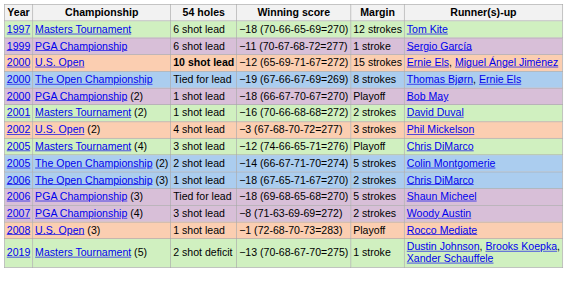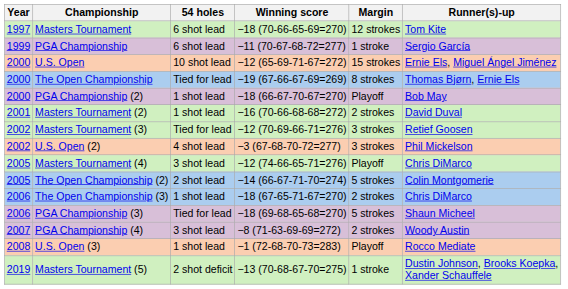(204, 63) bold -> (202, 63) normal
+ row: (91, 130)
